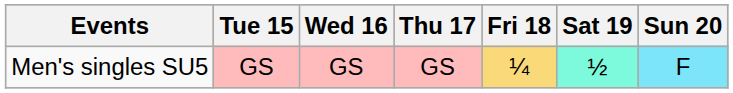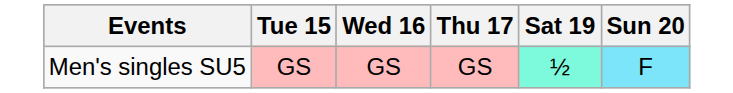- column: (519, 25)
